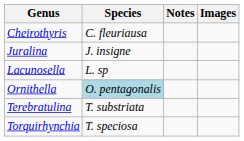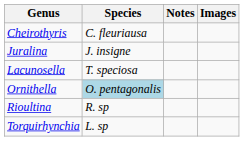(97, 70) L. sp -> (111, 70) T. speciosa
+ row: (29, 107)
- row: (39, 107)
(111, 126) T. speciosa -> (97, 126) L. sp
